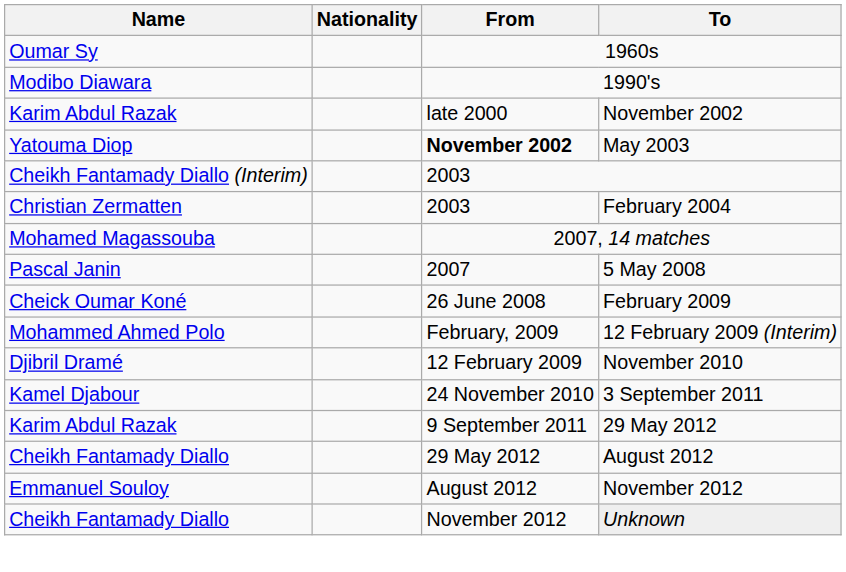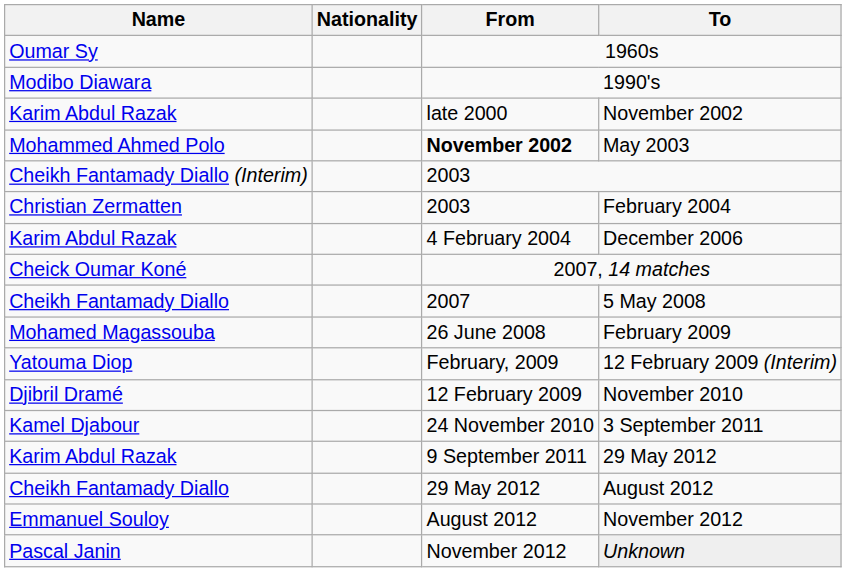(71, 144) Yatouma Diop -> (117, 144) Mohammed Ahmed Polo
+ row: (673, 238)
(112, 238) Mohamed Magassouba -> (98, 269) Cheick Oumar Koné
(65, 269) Pascal Janin -> (119, 301) Cheikh Fantamady Diallo
(98, 301) Cheick Oumar Koné -> (112, 332) Mohamed Magassouba
(117, 332) Mohammed Ahmed Polo -> (71, 363) Yatouma Diop
(119, 519) Cheikh Fantamady Diallo -> (65, 550) Pascal Janin
